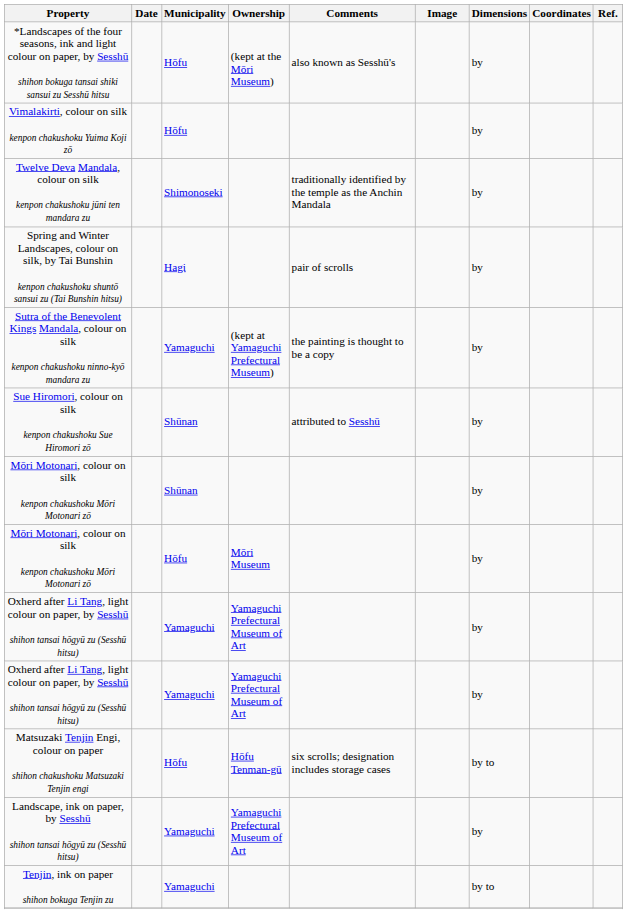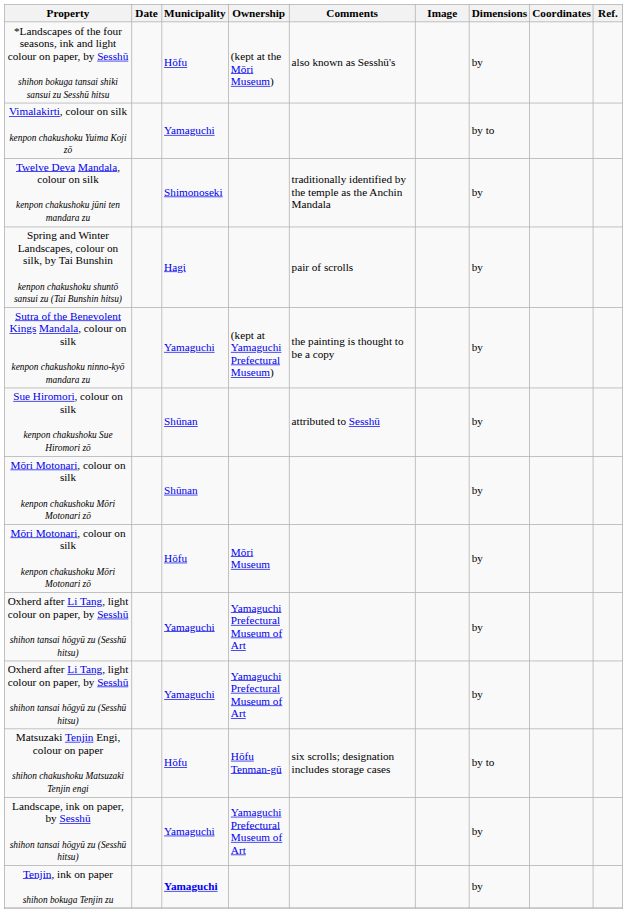(176, 130) Hōfu -> (189, 130) Yamaguchi
(477, 130) by -> (483, 130) by to
(189, 886) normal -> (191, 886) bold
(483, 886) by to -> (477, 886) by
